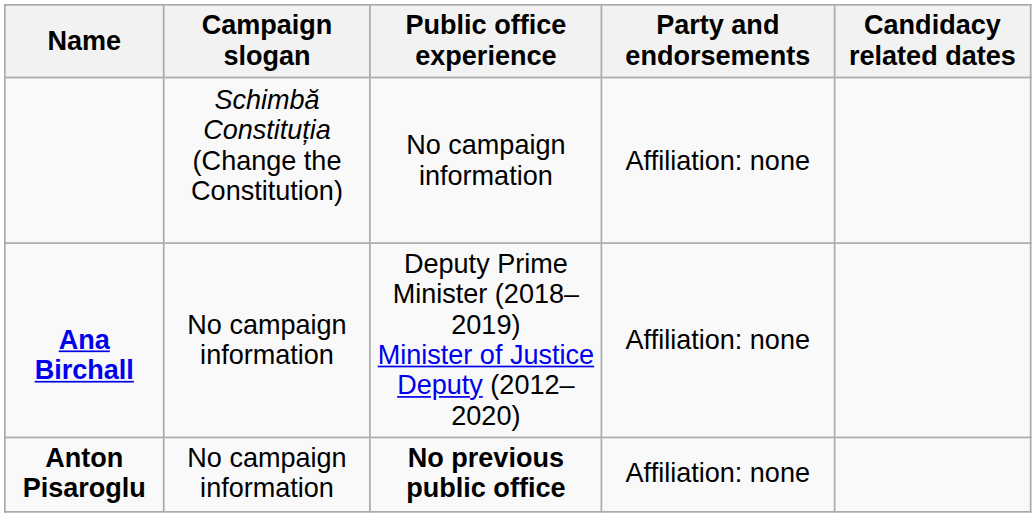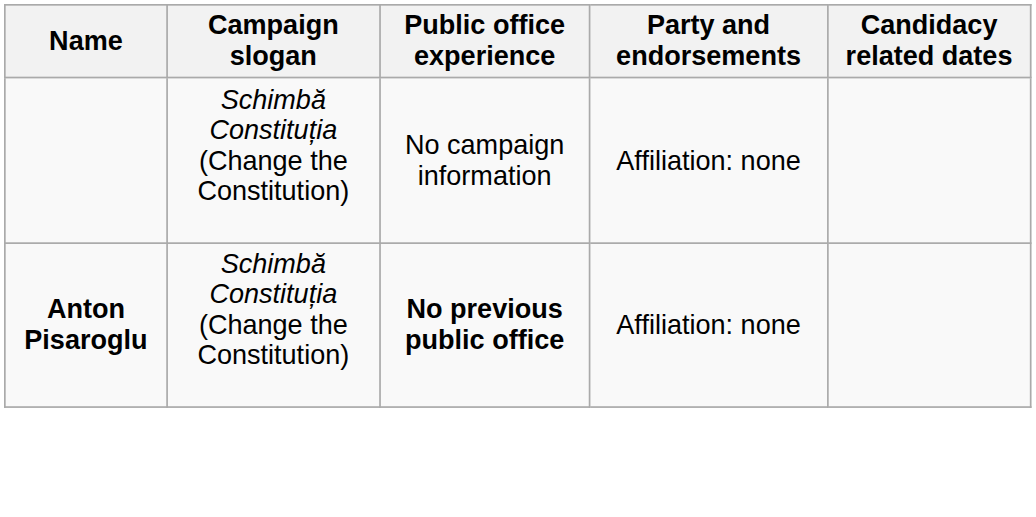- row: (84, 355)
(267, 474) No campaign information -> (273, 309) Schimbă Constituția (Change the Constitution)
